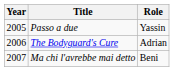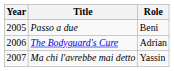(153, 27) Yassin -> (149, 27) Beni
(149, 58) Beni -> (153, 58) Yassin
